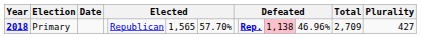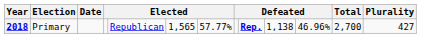(216, 26) 57.70% -> (216, 26) 57.77%
(280, 26) pink background -> (280, 26) no background
(348, 26) 2,709 -> (348, 26) 2,700
